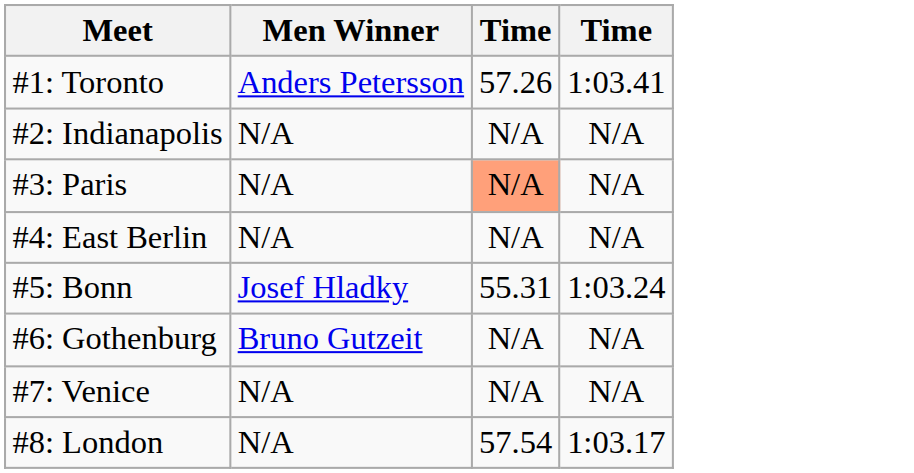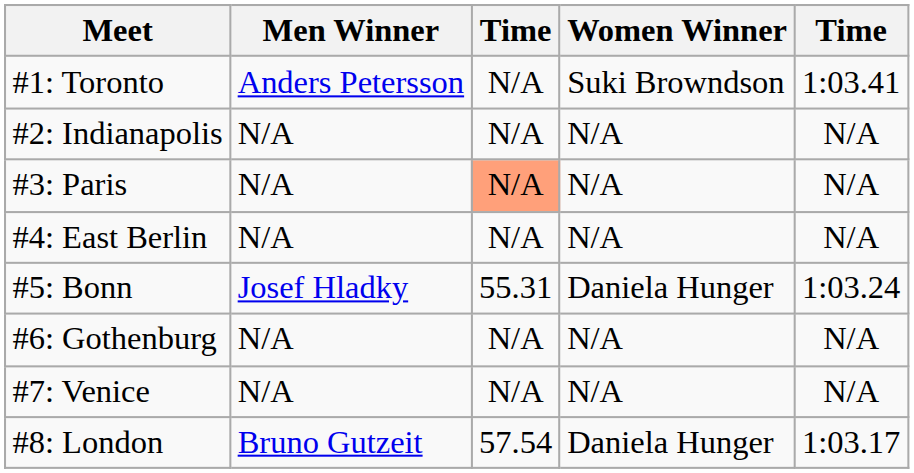+ column: (677, 30)
(516, 81) 57.26 -> (516, 81) N/A
(330, 339) Bruno Gutzeit -> (266, 339) N/A
(266, 442) N/A -> (330, 442) Bruno Gutzeit
